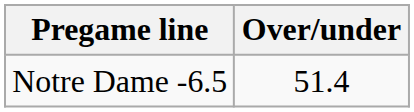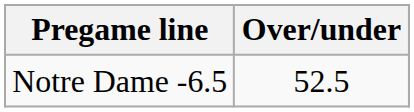(321, 80) 51.4 -> (321, 80) 52.5
